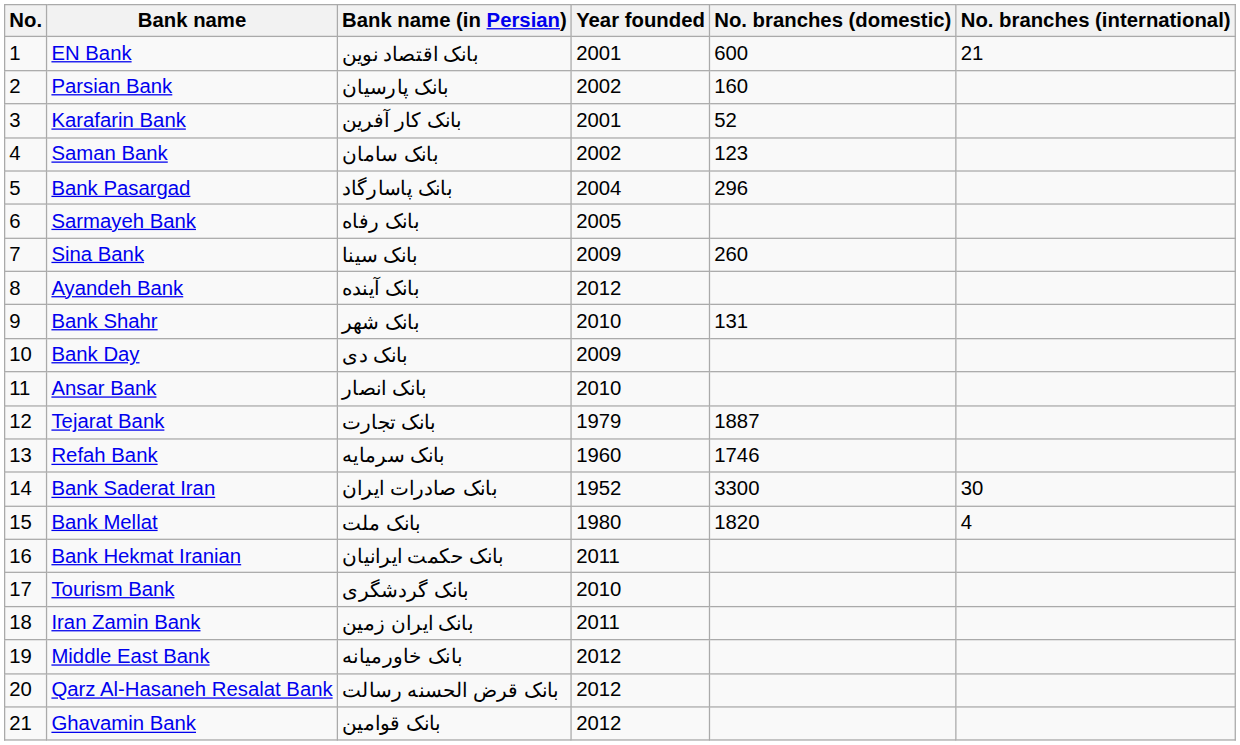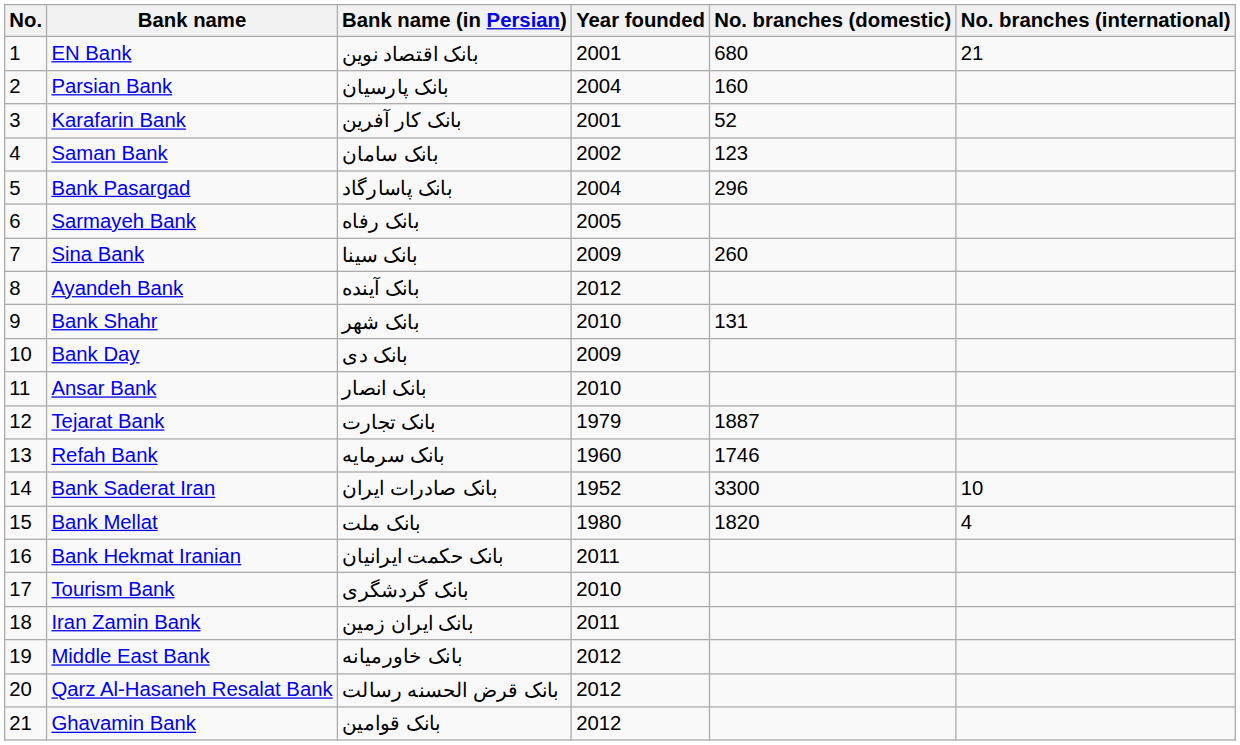(731, 53) 600 -> (731, 53) 680
(599, 86) 2002 -> (599, 86) 2004
(972, 488) 30 -> (972, 488) 10
